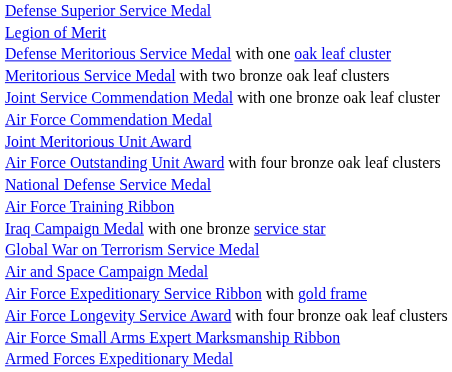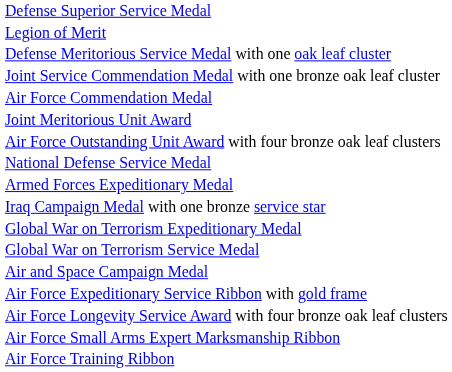- row: (197, 76)
rows swapped: (119, 359) <-> (90, 206)
+ row: (153, 228)
